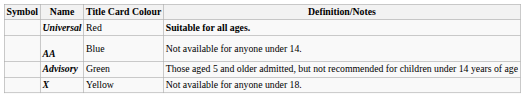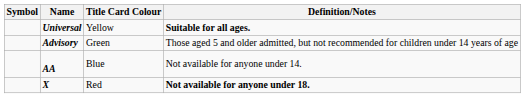(94, 27) Red -> (100, 27) Yellow
rows swapped: (60, 69) <-> (49, 54)
(100, 85) Yellow -> (94, 85) Red
(234, 85) normal -> (238, 85) bold
